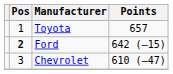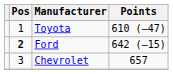(139, 29) 657 -> (139, 29) 610 (–47)
(139, 61) 610 (–47) -> (139, 61) 657
